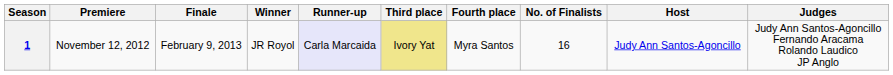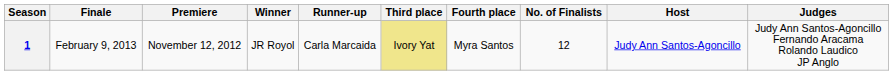columns swapped: (103, 12) <-> (201, 12)
(340, 45) lavender background -> (340, 45) no background
(564, 45) 16 -> (564, 45) 12
